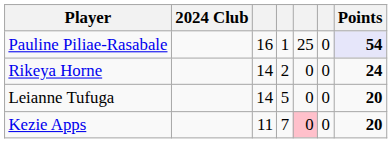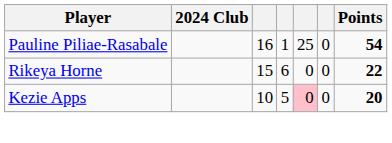(374, 44) lavender background -> (374, 44) no background
(265, 71) 14 -> (265, 71) 15
(285, 71) 2 -> (285, 71) 6
(374, 71) 24 -> (374, 71) 22
- row: (61, 97)
(265, 124) 11 -> (265, 97) 10
(285, 124) 7 -> (285, 97) 5
